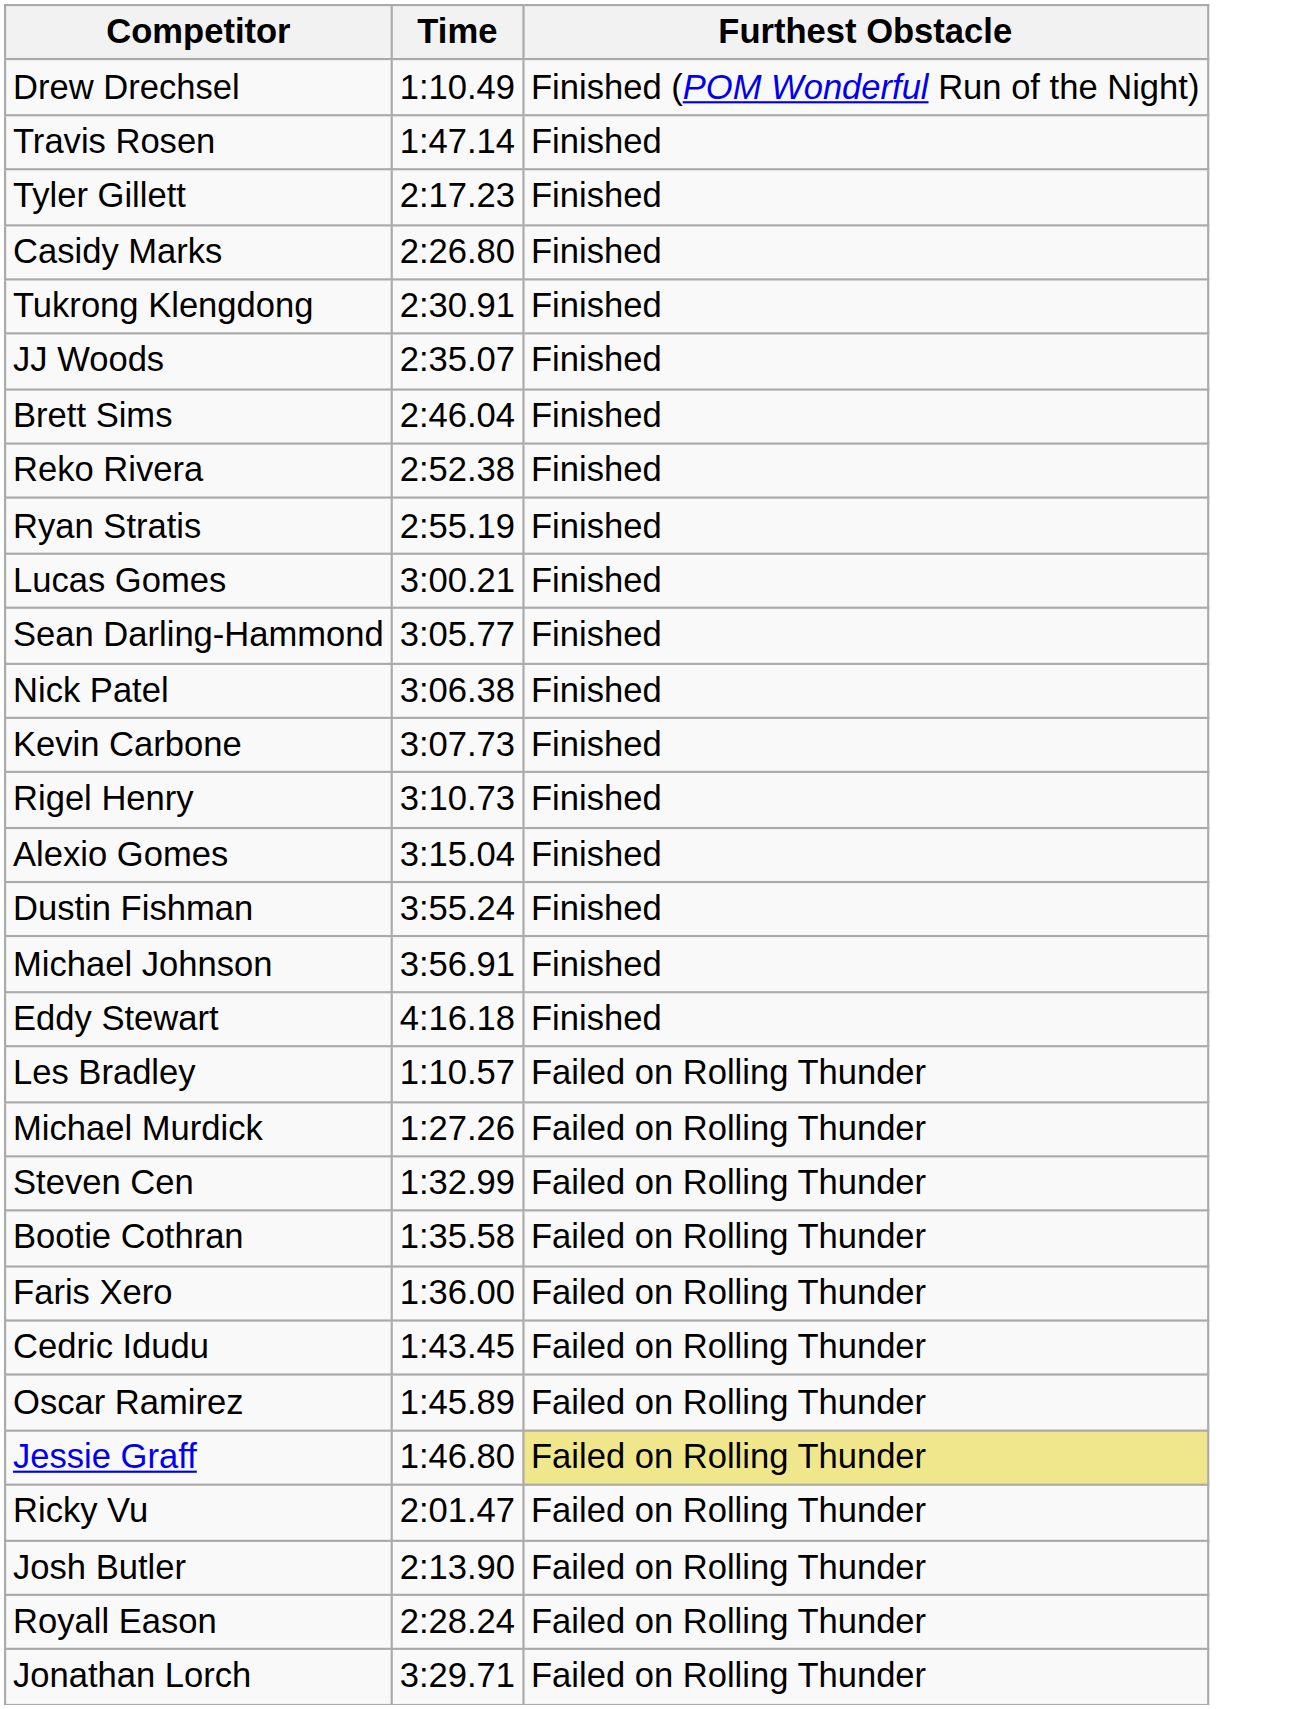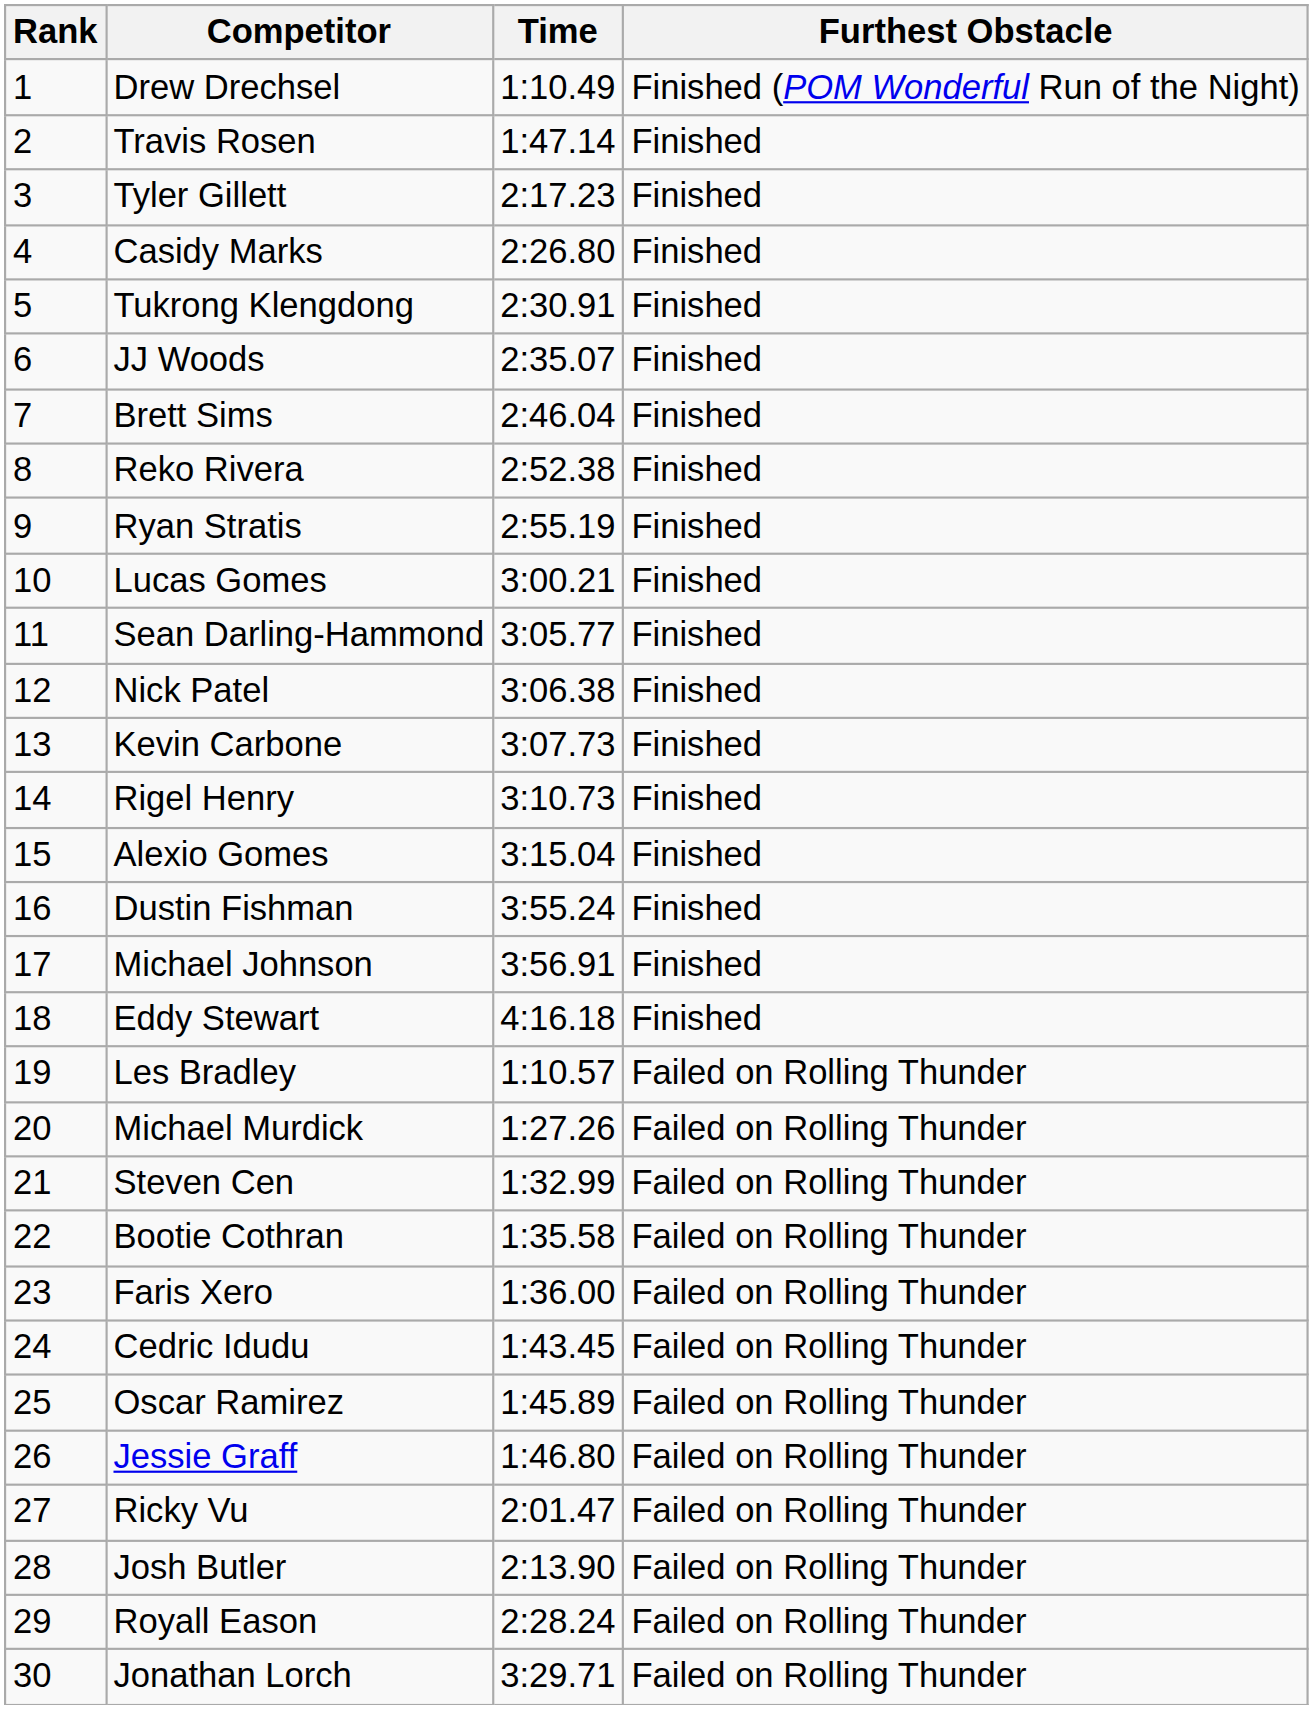+ column: (55, 31)
(729, 1456) khaki background -> (829, 1456) no background
